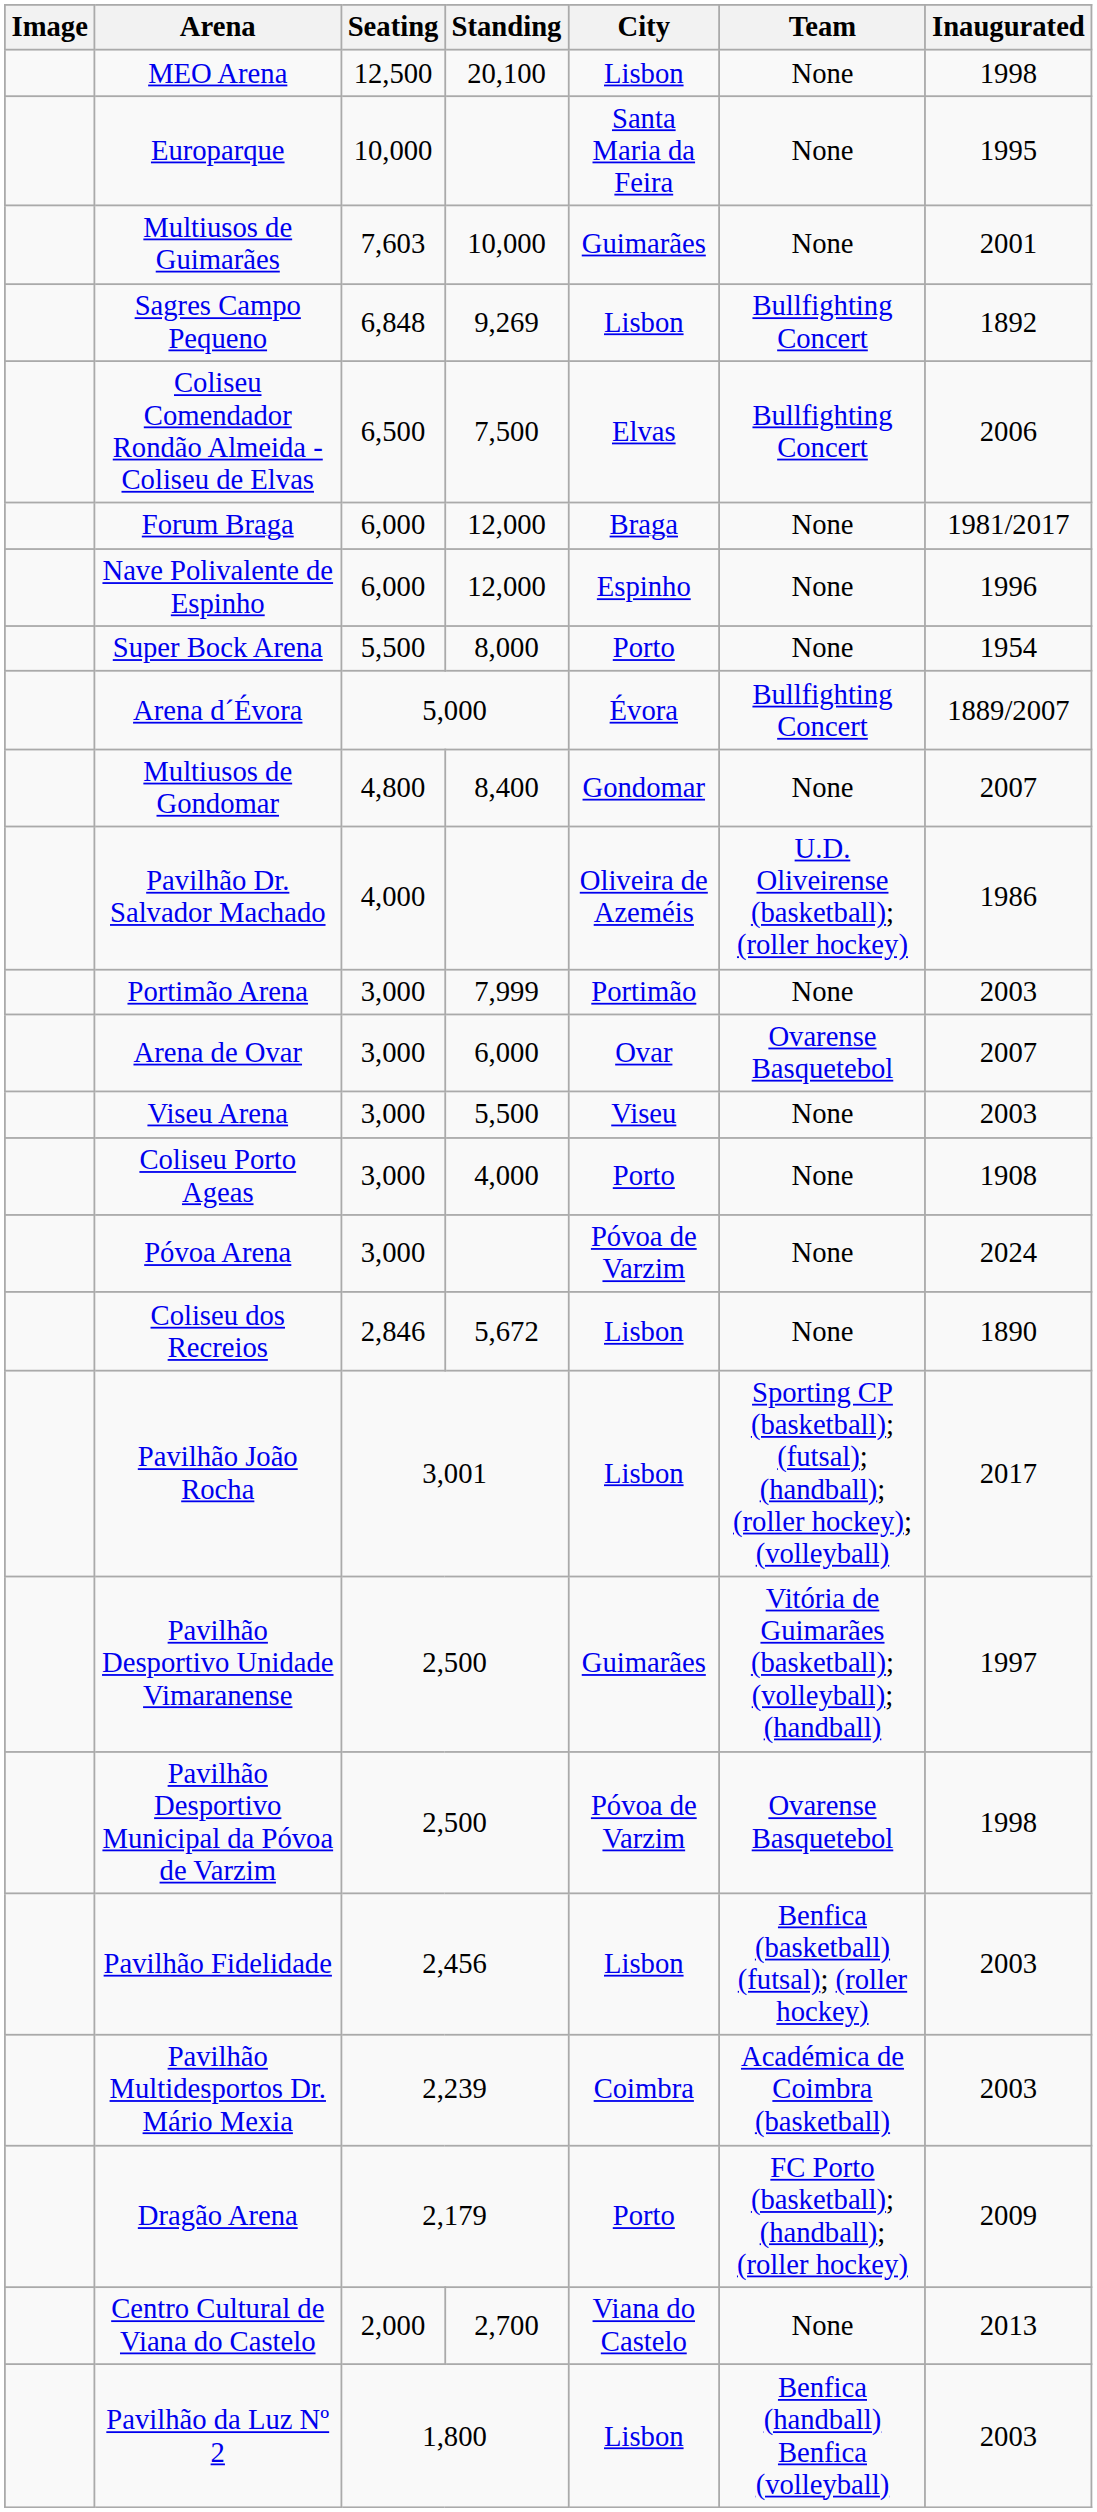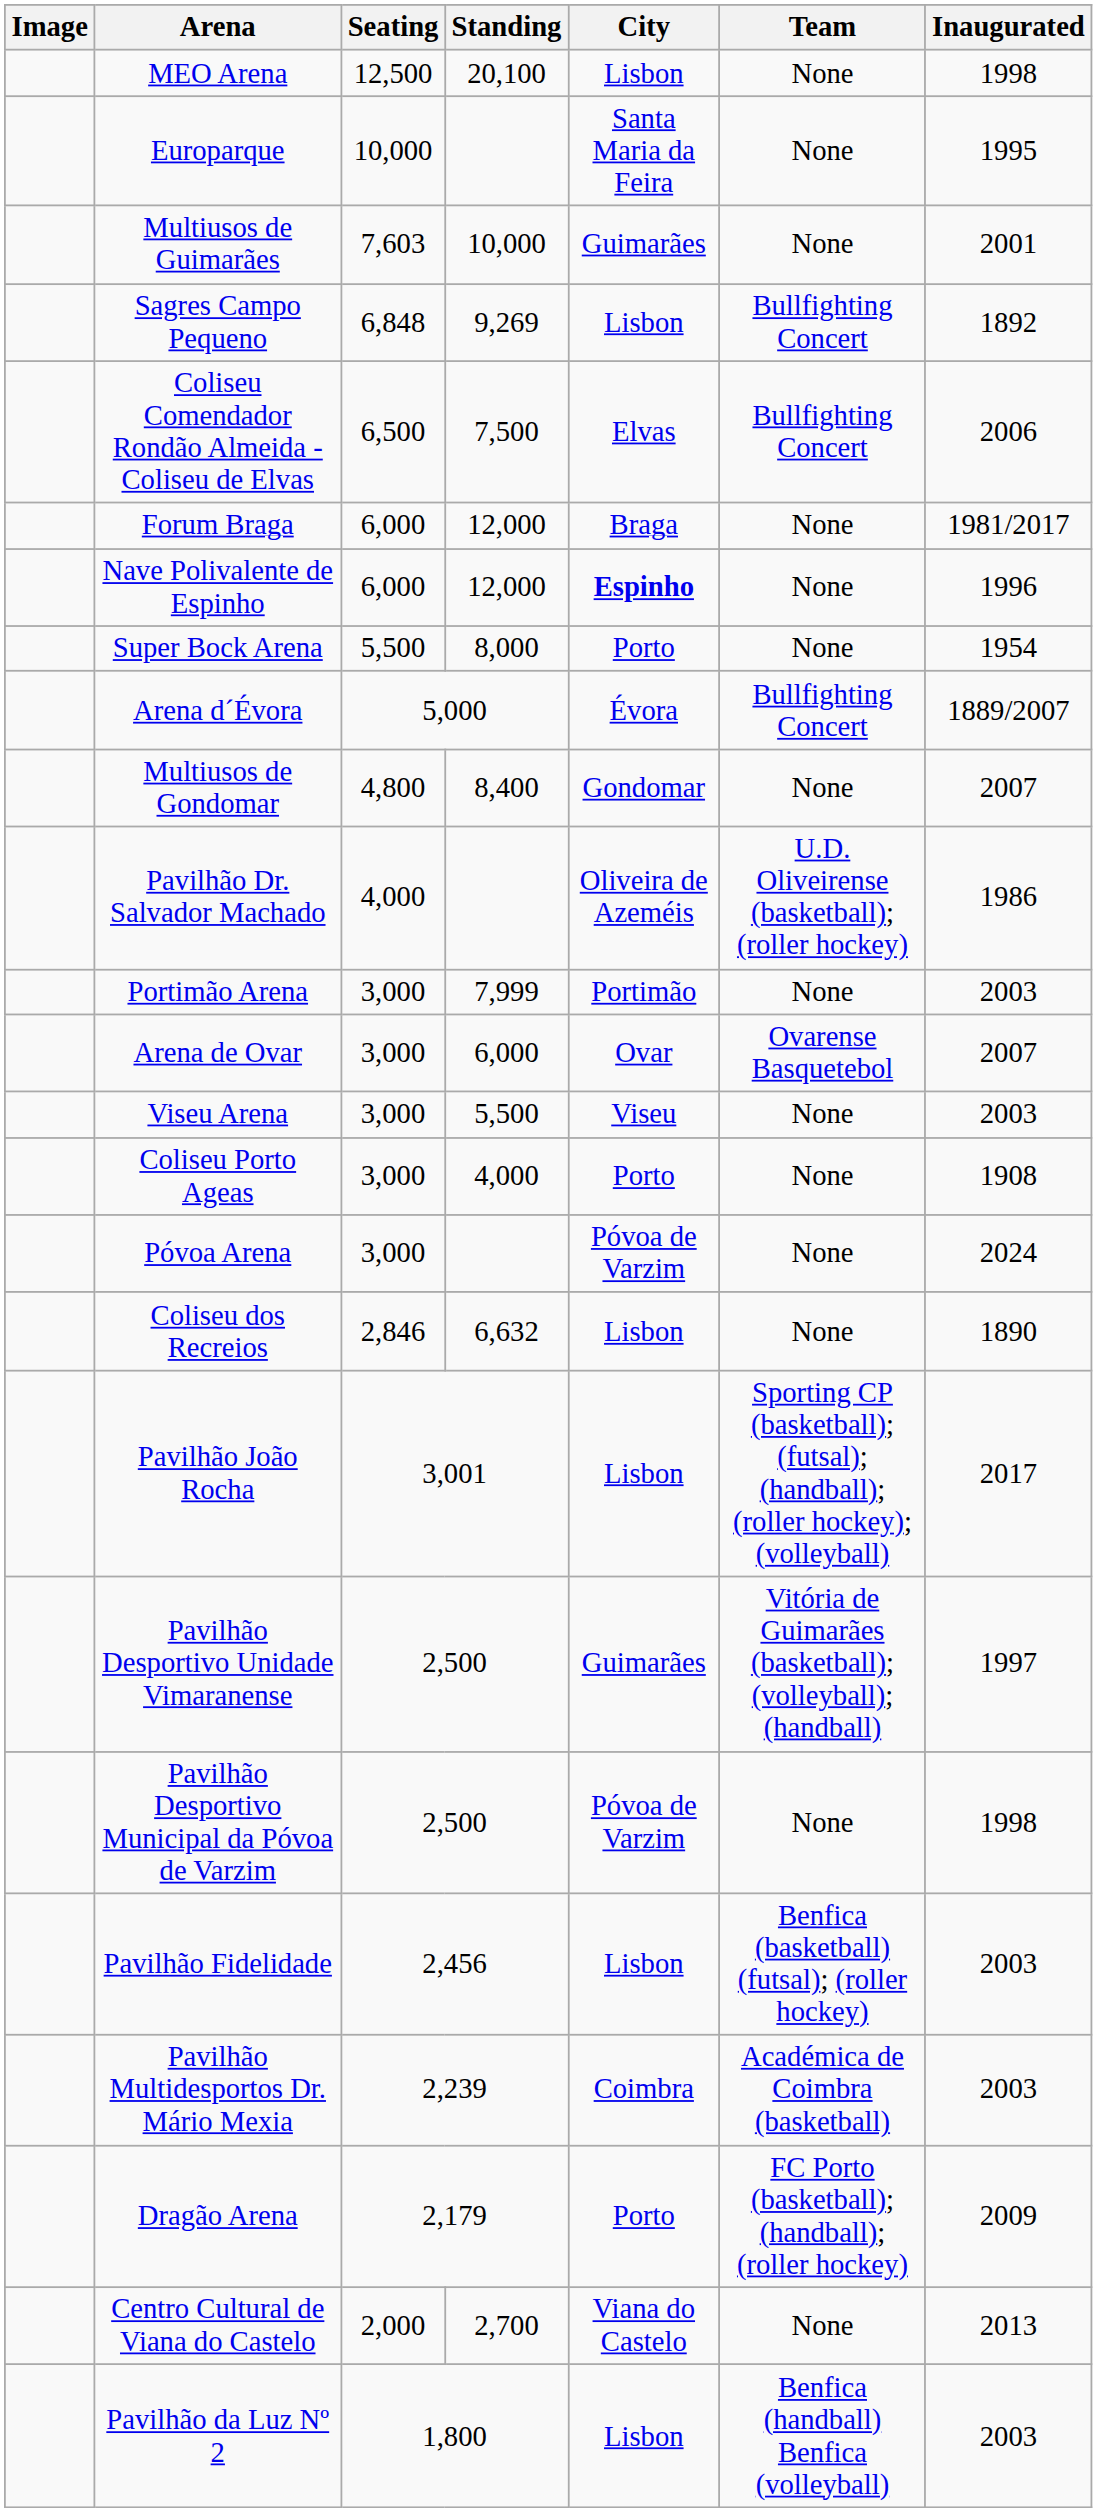(644, 586) normal -> (644, 586) bold
(507, 1331) 5,672 -> (507, 1331) 6,632
(822, 1821) Ovarense Basquetebol -> (822, 1821) None
